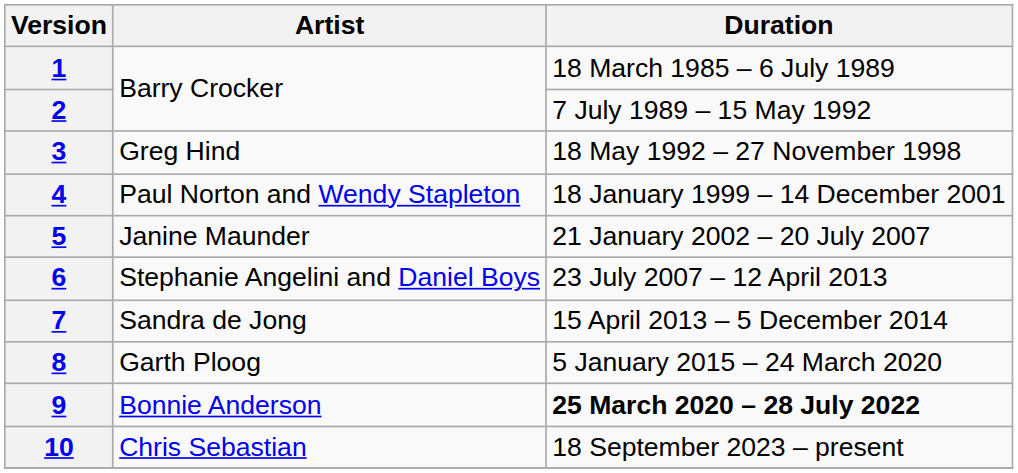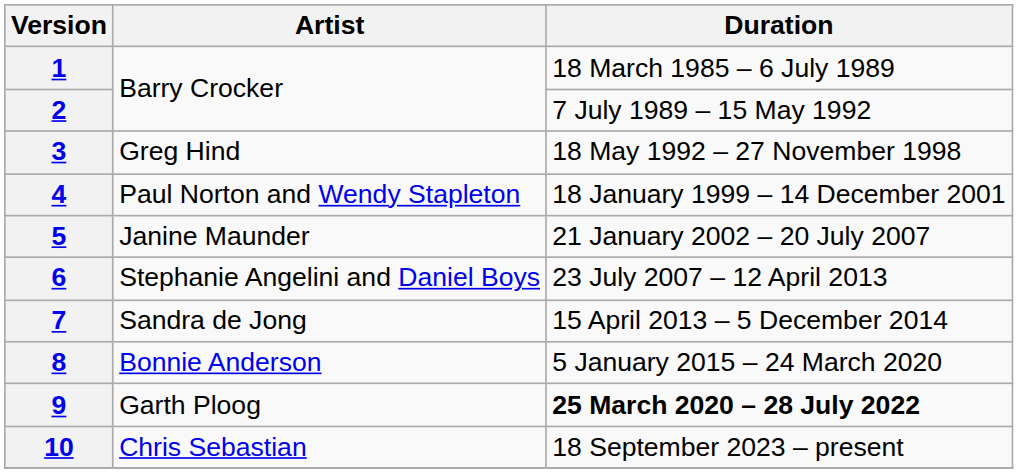(190, 362) Garth Ploog -> (220, 362) Bonnie Anderson
(220, 404) Bonnie Anderson -> (190, 404) Garth Ploog
